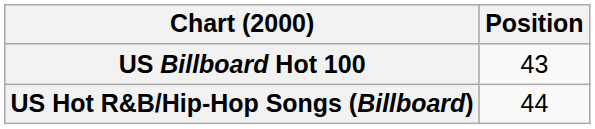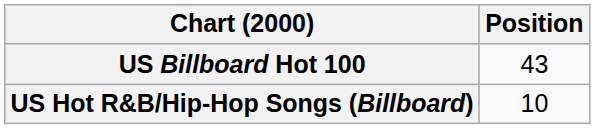(534, 103) 44 -> (534, 103) 10
